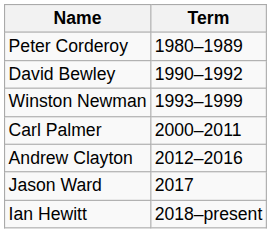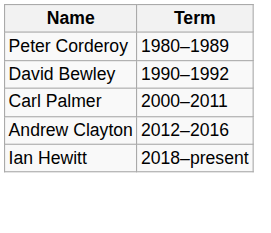- row: (78, 102)
- row: (55, 185)
